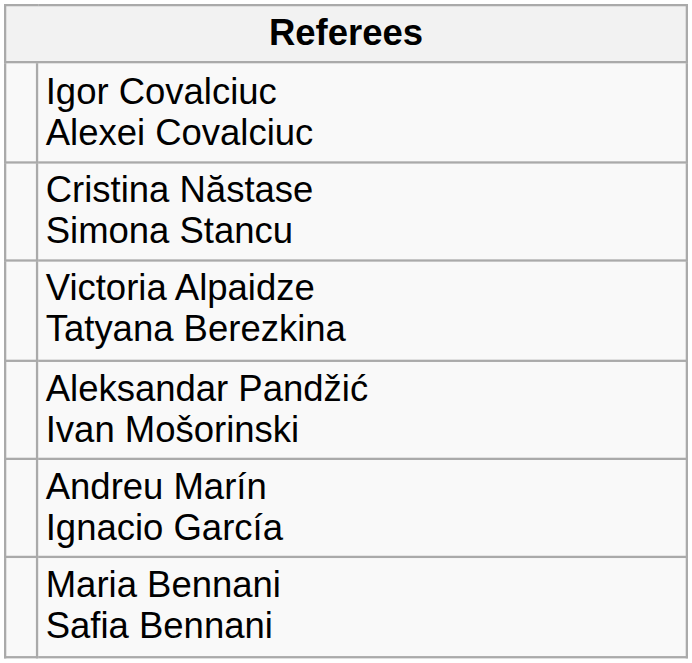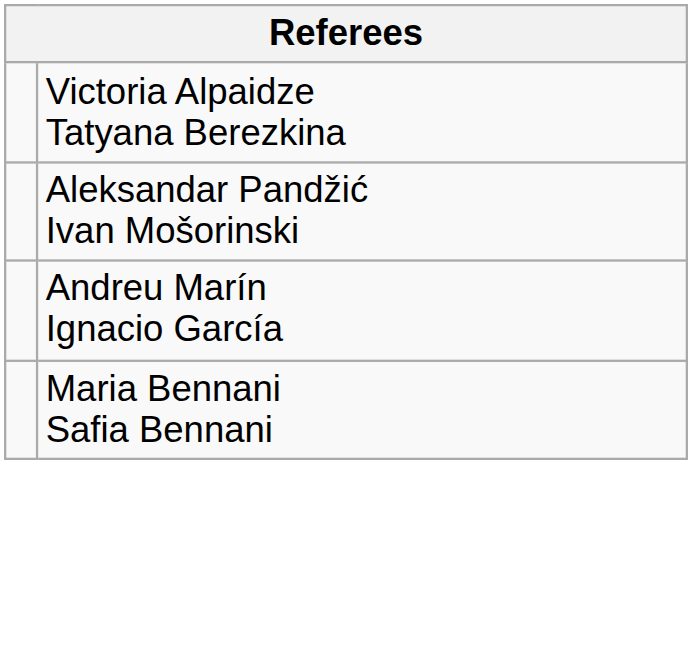- row: (180, 111)
- row: (180, 210)
